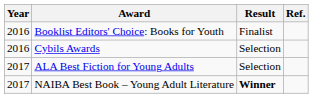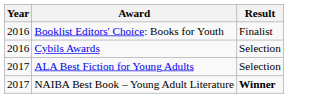- column: (296, 13)
